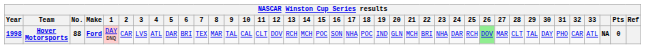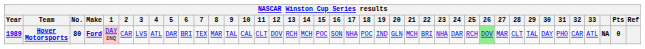(14, 34) 1998 -> (14, 34) 1989
(77, 34) 88 -> (77, 34) 80
